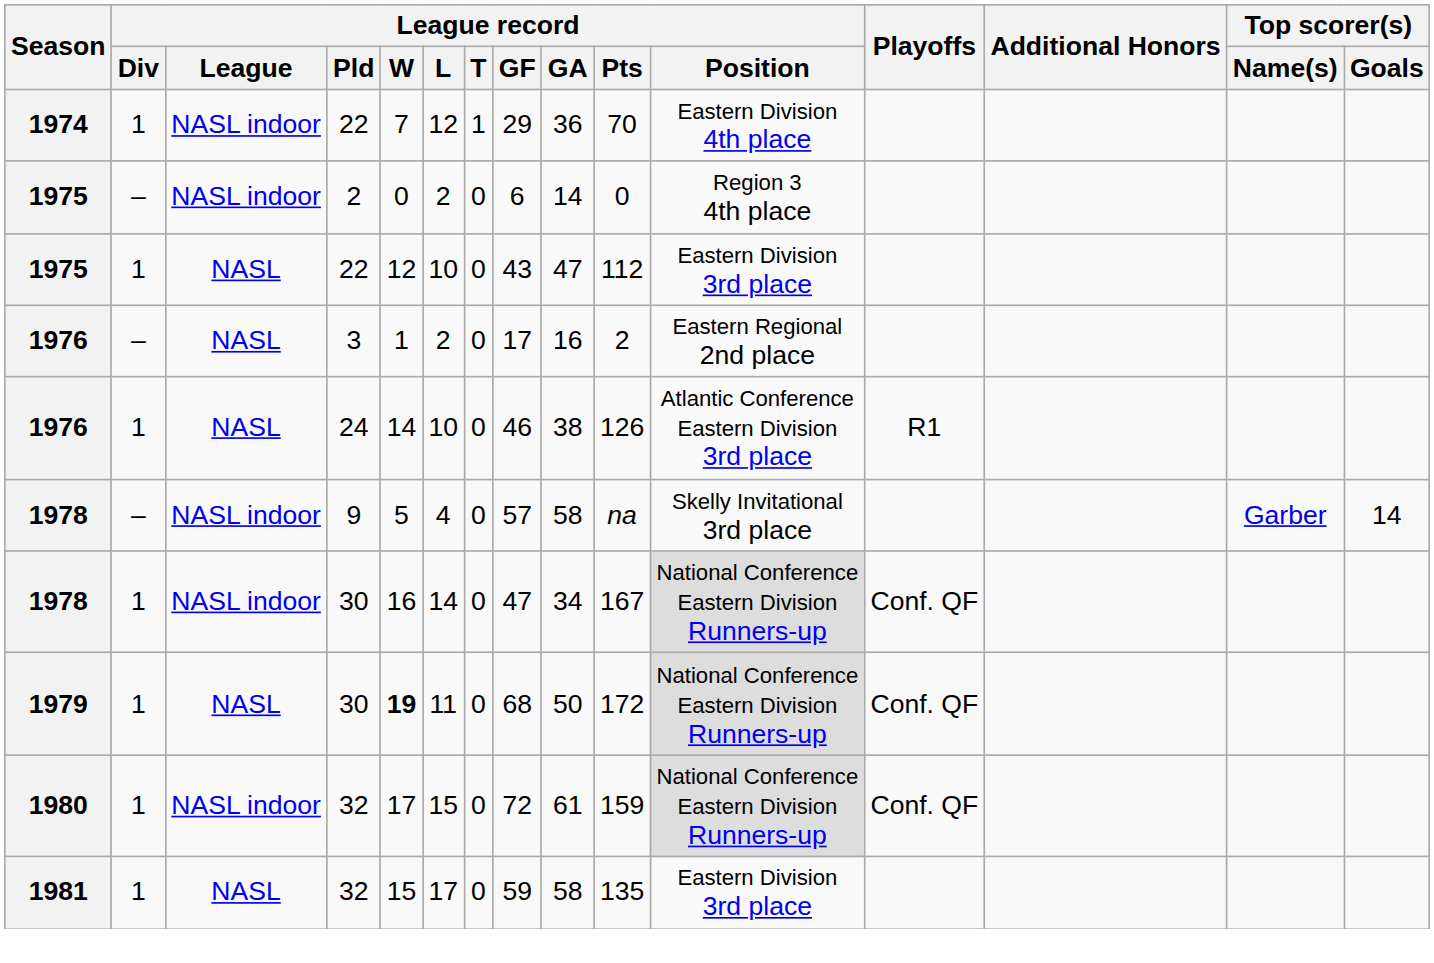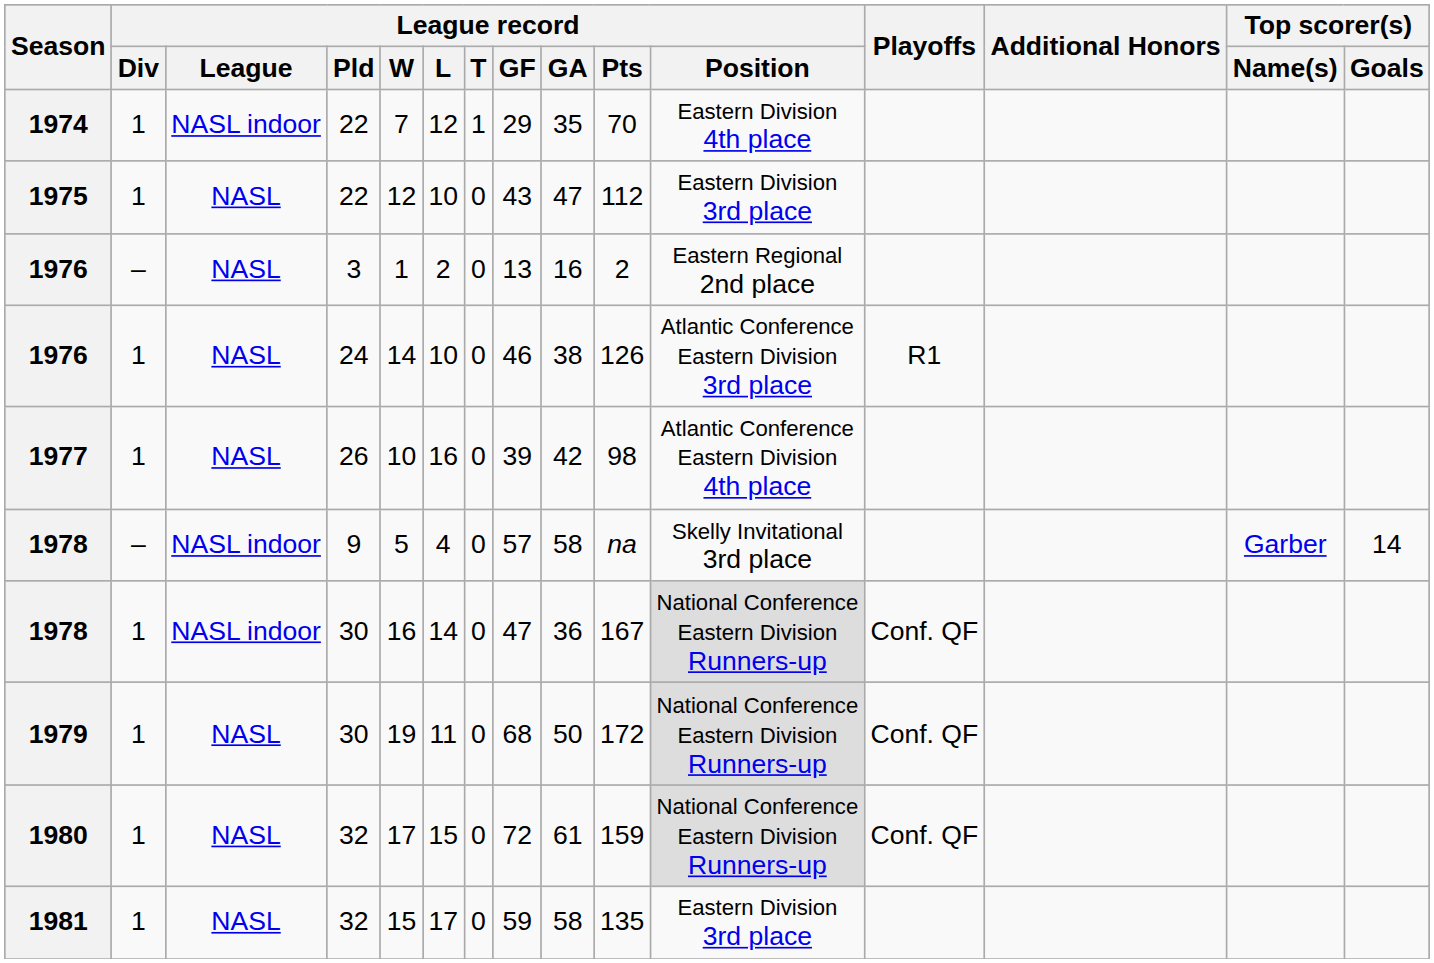(568, 124) 36 -> (568, 124) 35
- row: (58, 196)
(517, 340) 17 -> (517, 268) 13
+ row: (58, 457)
(568, 601) 34 -> (568, 631) 36
(401, 703) bold -> (401, 733) normal
(246, 805) NASL indoor -> (246, 835) NASL
